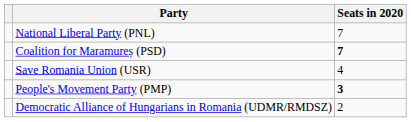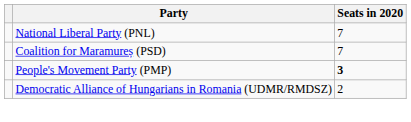(340, 51) bold -> (340, 51) normal
- row: (83, 70)
